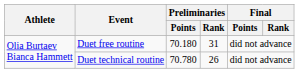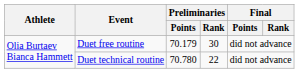(183, 44) 70.180 -> (183, 44) 70.179
(214, 44) 31 -> (214, 44) 30
(214, 60) 26 -> (214, 60) 22
